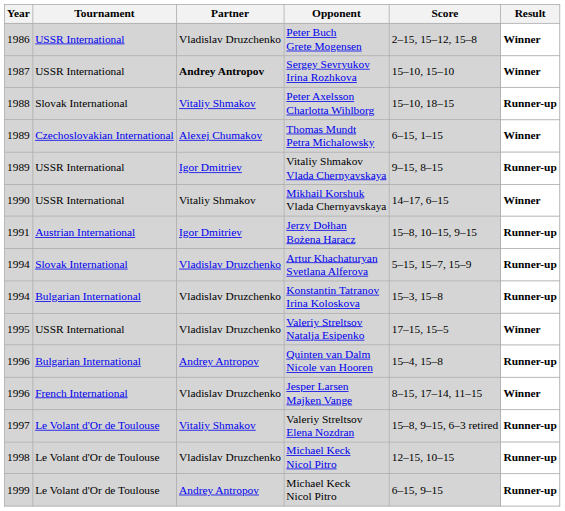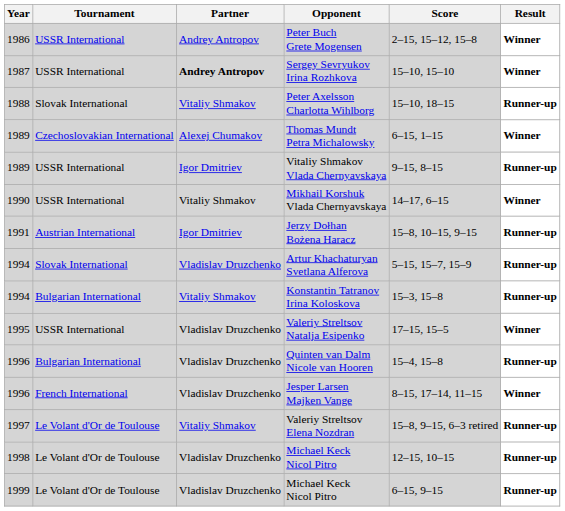(230, 39) Vladislav Druzchenko -> (219, 39) Andrey Antropov
(230, 297) Vladislav Druzchenko -> (217, 297) Vitaliy Shmakov
(219, 361) Andrey Antropov -> (230, 361) Vladislav Druzchenko
(219, 490) Andrey Antropov -> (230, 490) Vladislav Druzchenko
